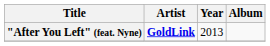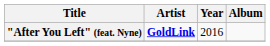(212, 31) 2013 -> (212, 31) 2016
